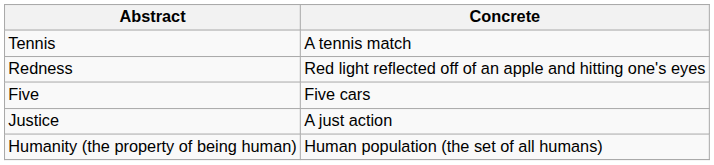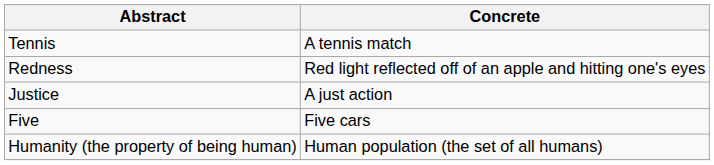rows swapped: (24, 95) <-> (34, 120)
